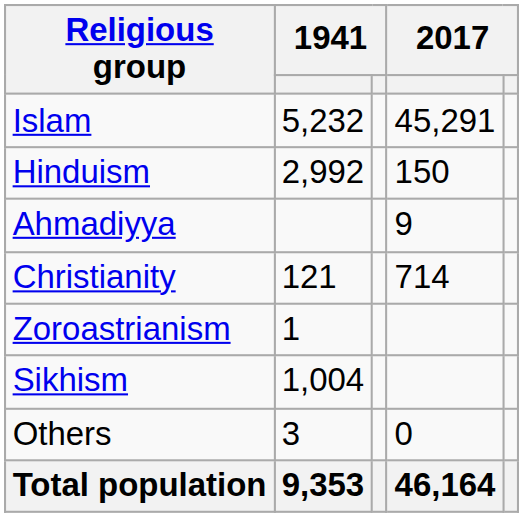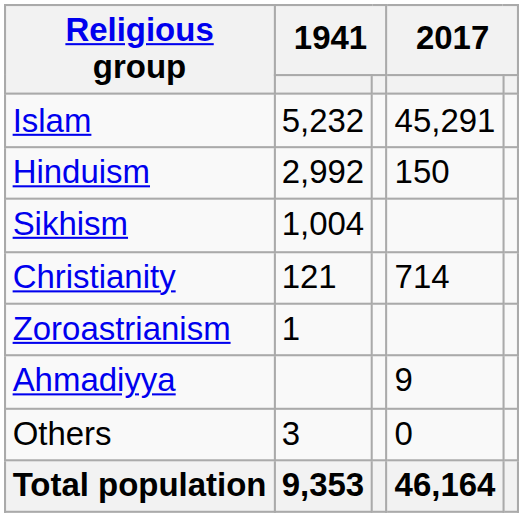rows swapped: (70, 381) <-> (94, 224)
